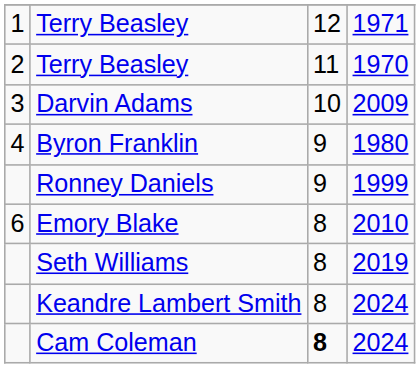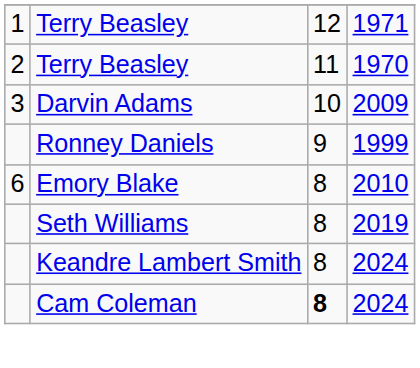- row: (117, 143)
